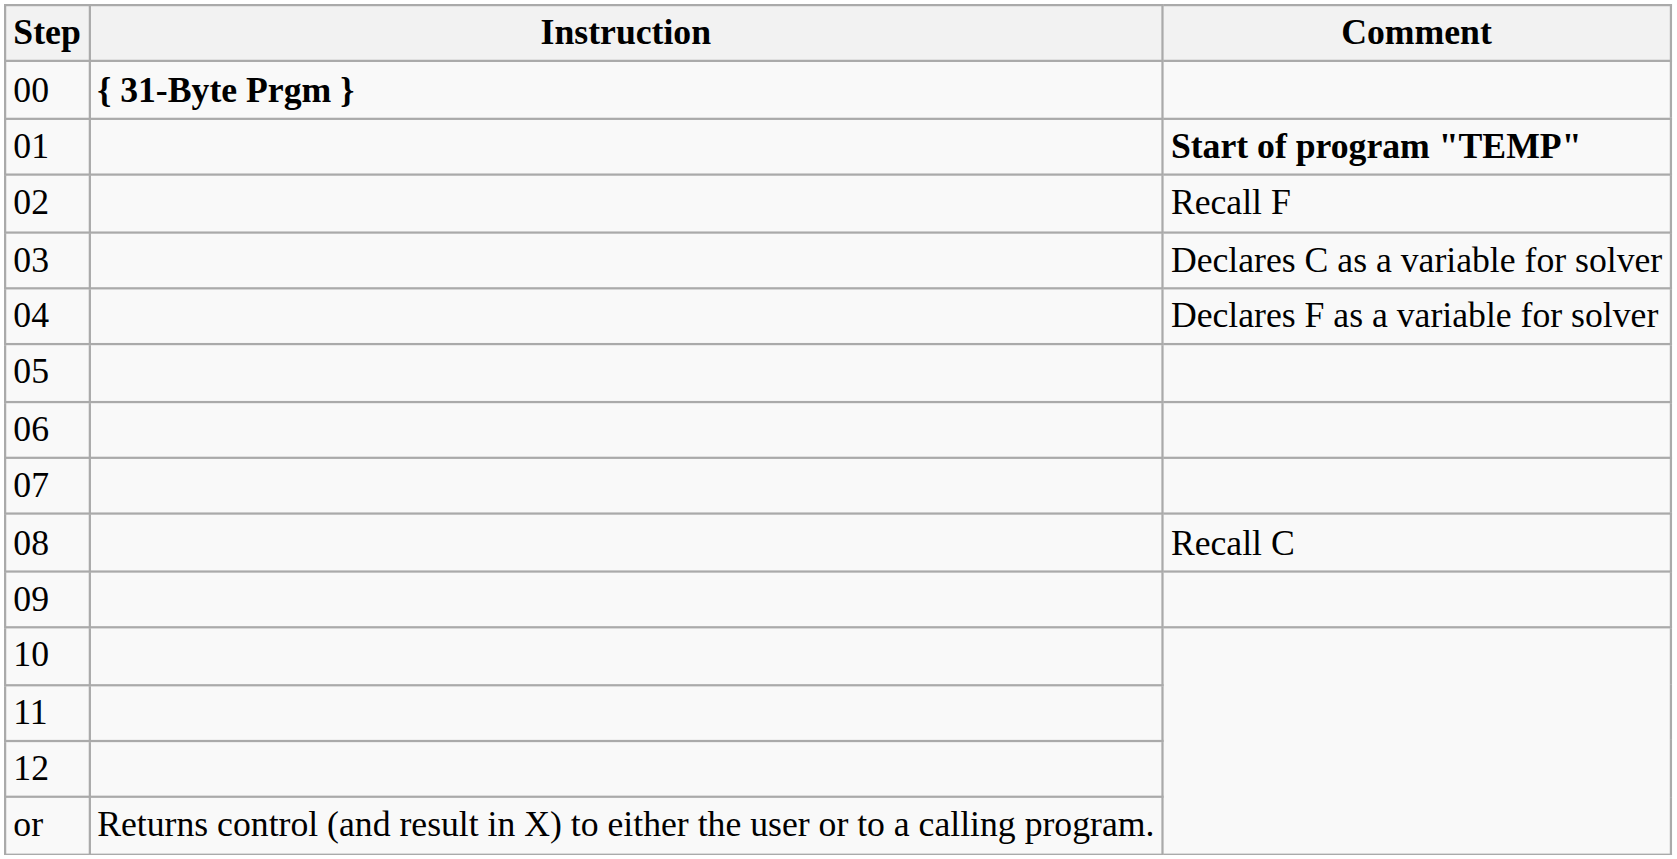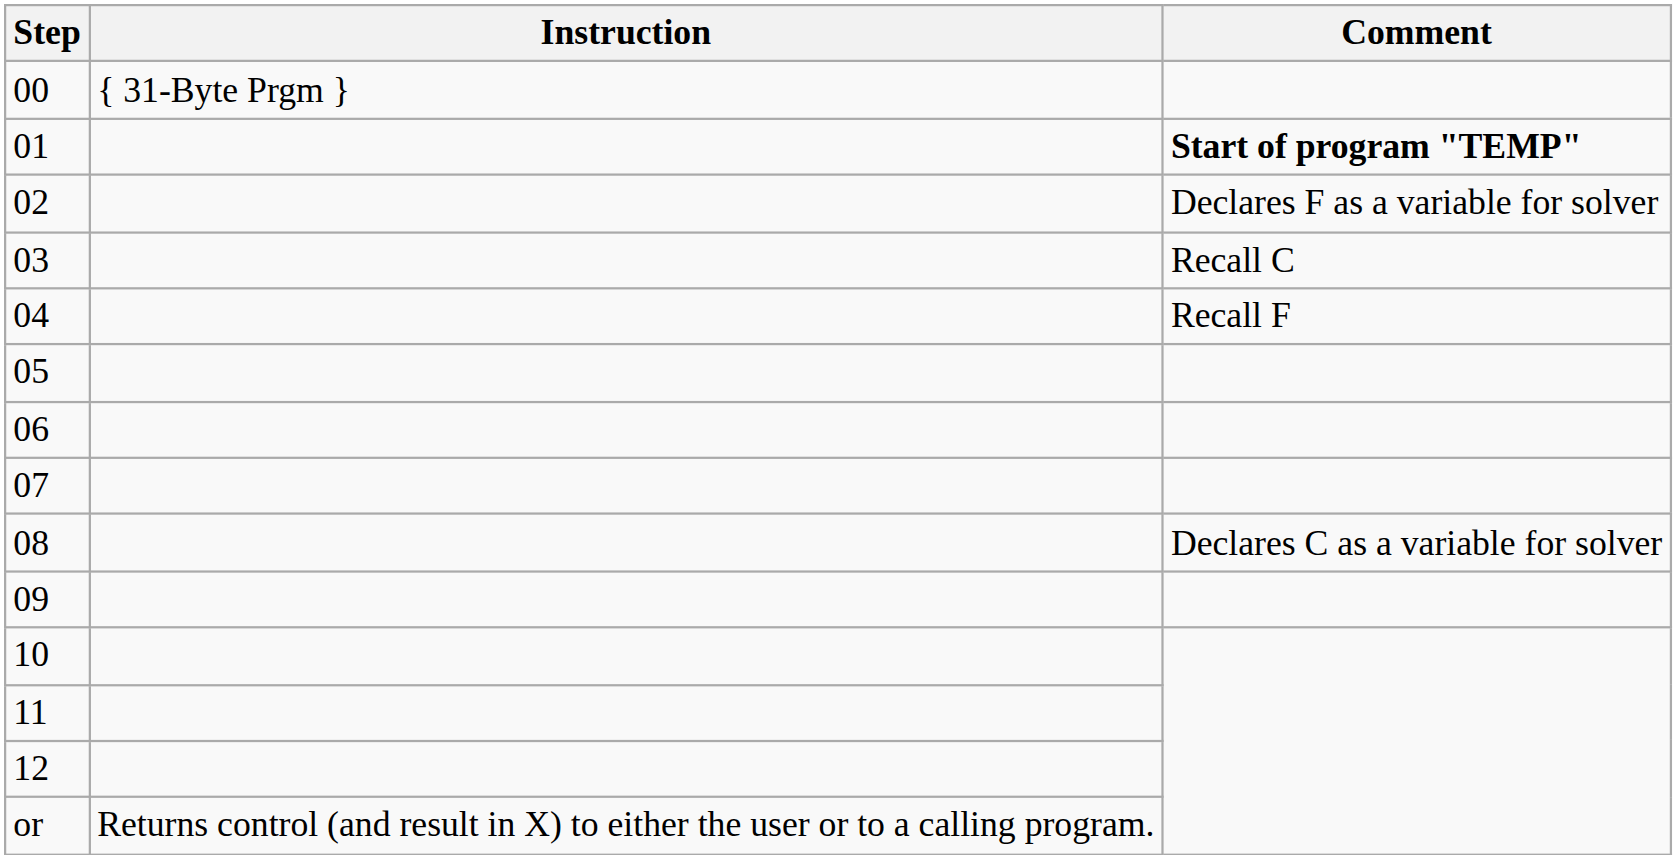(226, 89) bold -> (224, 89) normal
(1231, 202) Recall F -> (1415, 202) Declares F as a variable for solver
(1417, 259) Declares C as a variable for solver -> (1233, 259) Recall C
(1415, 315) Declares F as a variable for solver -> (1231, 315) Recall F
(1233, 542) Recall C -> (1417, 542) Declares C as a variable for solver
